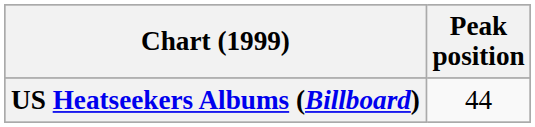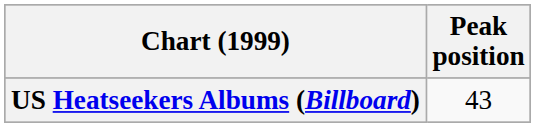(479, 99) 44 -> (479, 99) 43
